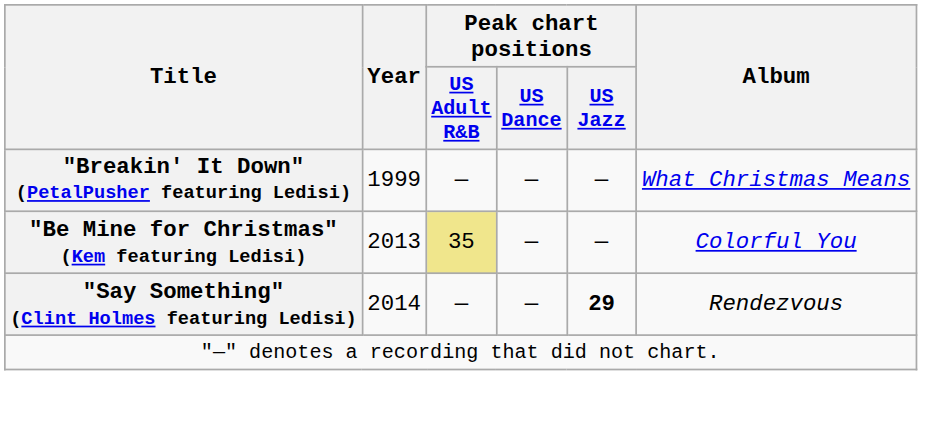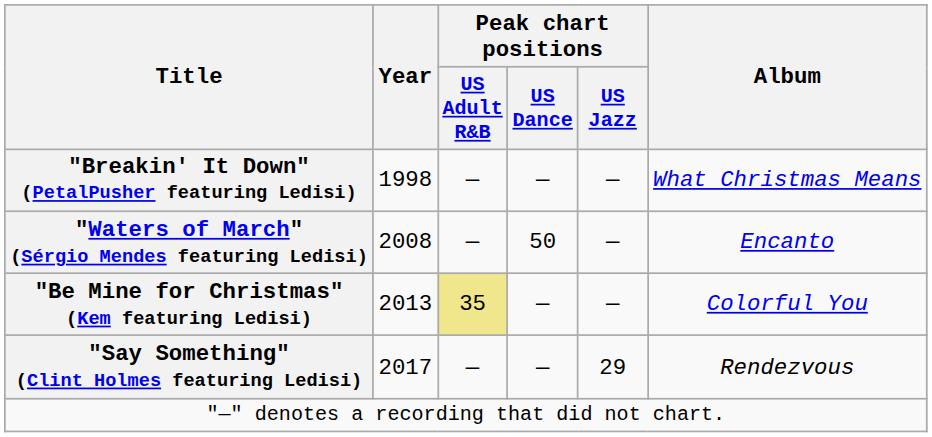(394, 180) 1999 -> (405, 180) 1998
+ row: (189, 242)
(394, 305) 2014 -> (405, 367) 2017
(602, 305) bold -> (613, 367) normal
